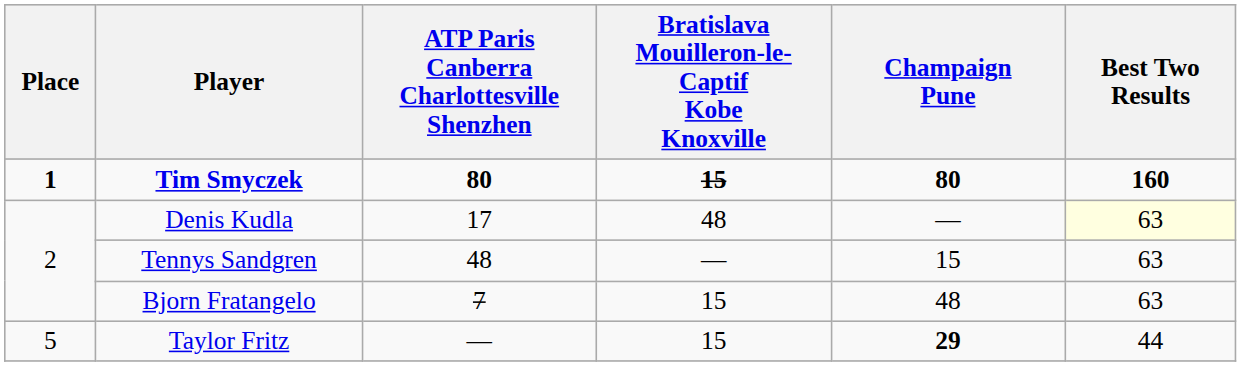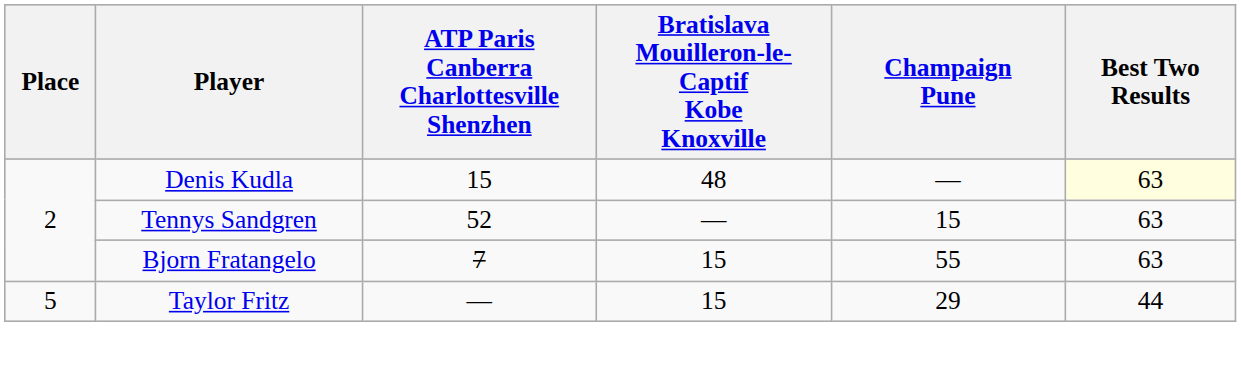- row: (229, 179)
(479, 219) 17 -> (479, 179) 15
(479, 260) 48 -> (479, 219) 52
(948, 300) 48 -> (948, 260) 55
(948, 340) bold -> (948, 300) normal
